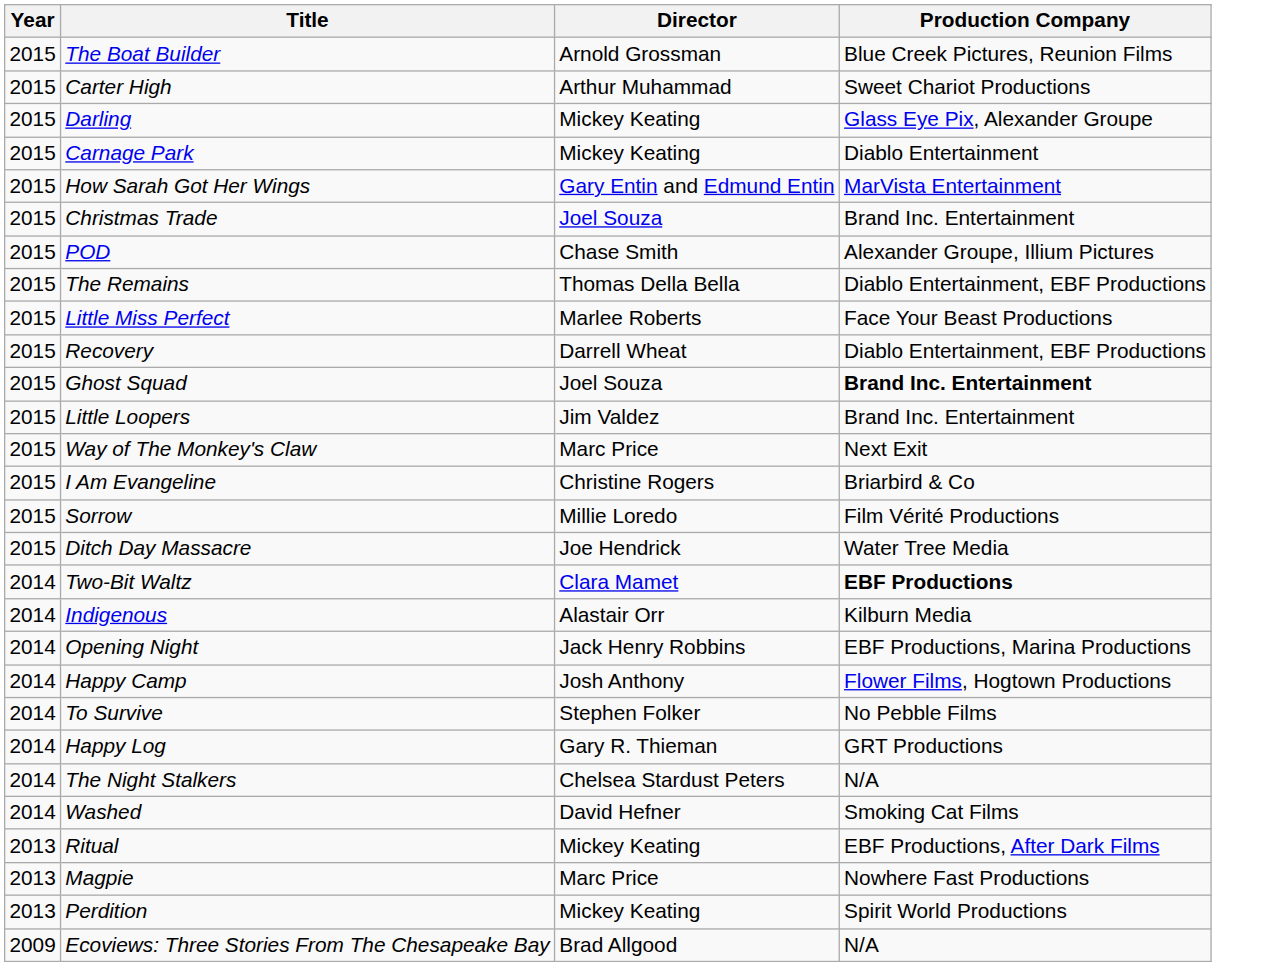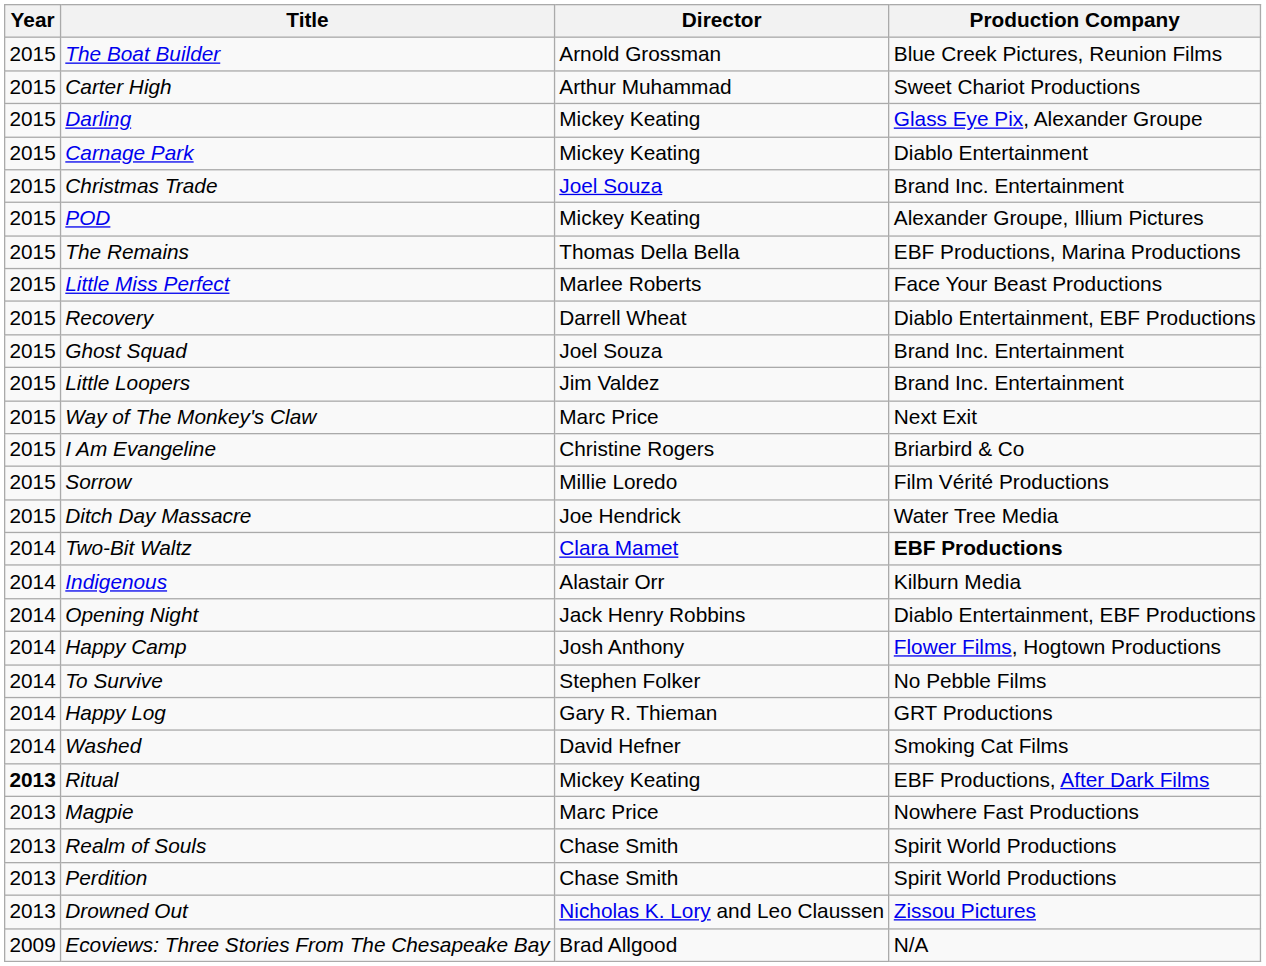- row: (188, 185)
(619, 251) Chase Smith -> (630, 218) Mickey Keating
(1025, 284) Diablo Entertainment, EBF Productions -> (1067, 251) EBF Productions, Marina Productions
(968, 383) bold -> (1009, 350) normal
(1018, 647) EBF Productions, Marina Productions -> (1075, 614) Diablo Entertainment, EBF Productions
- row: (151, 779)
(33, 845) normal -> (33, 779) bold
+ row: (136, 845)
(630, 911) Mickey Keating -> (619, 878) Chase Smith
+ row: (127, 911)
